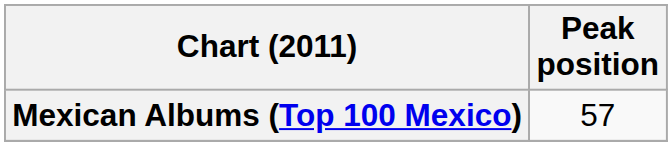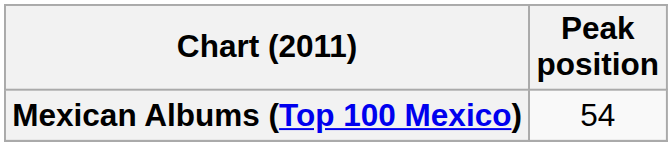(598, 114) 57 -> (598, 114) 54
